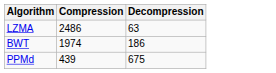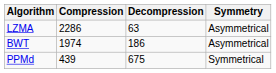+ column: (238, 12)
(70, 28) 2486 -> (70, 28) 2286
